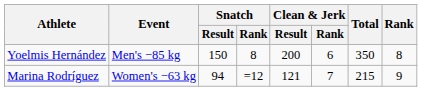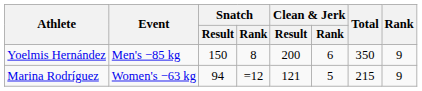(399, 55) 8 -> (399, 55) 9
(330, 76) 7 -> (330, 76) 5
